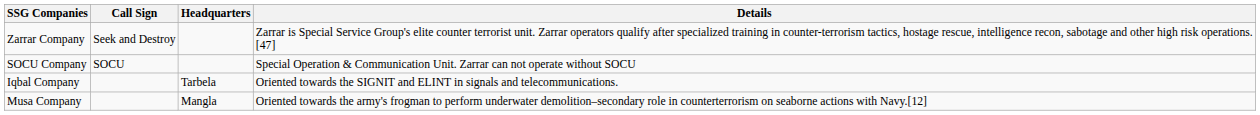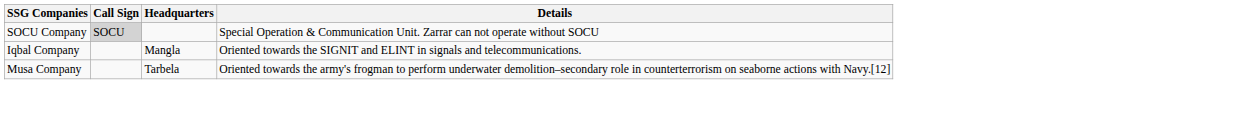- row: (46, 38)
(109, 63) no background -> (109, 32) lightgrey background
(198, 82) Tarbela -> (162, 50) Mangla
(199, 100) Mangla -> (162, 69) Tarbela
